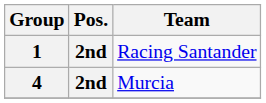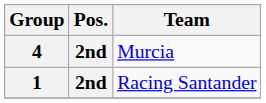rows swapped: (37, 51) <-> (37, 82)
